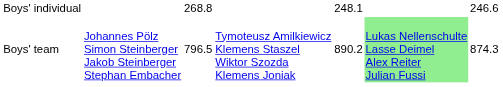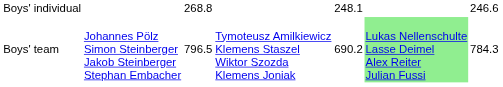(348, 49) 890.2 -> (348, 49) 690.2
(484, 49) 874.3 -> (484, 49) 784.3
